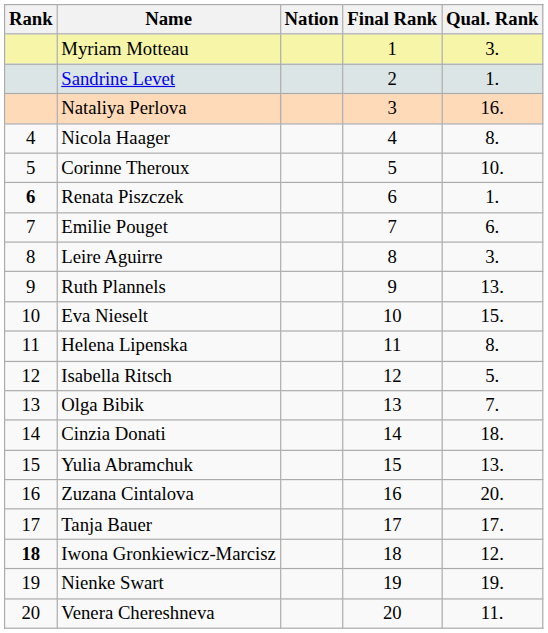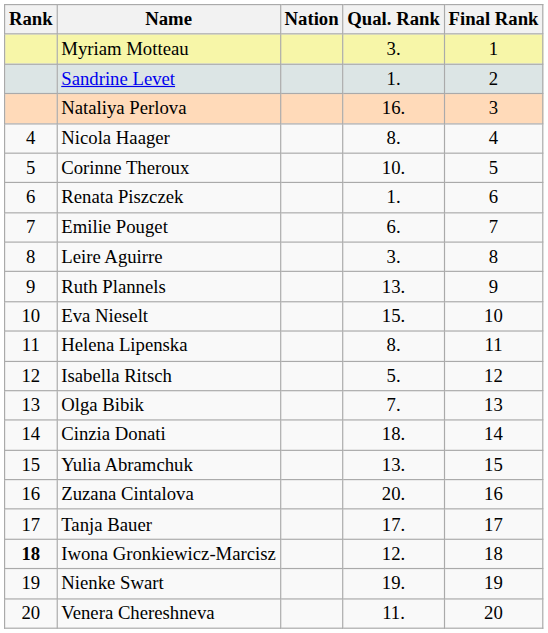columns swapped: (392, 19) <-> (492, 19)
(31, 197) bold -> (31, 197) normal
